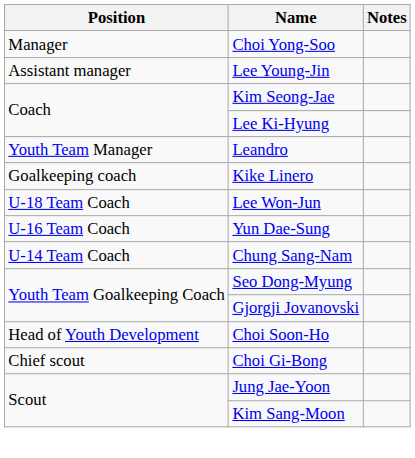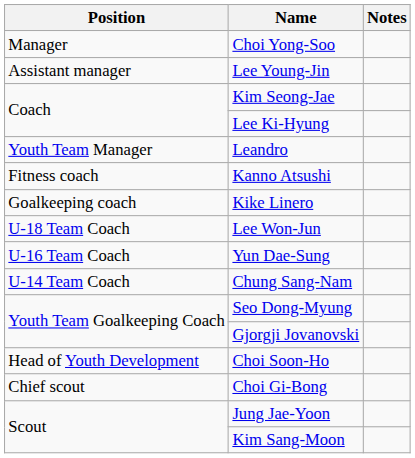+ row: (282, 176)
